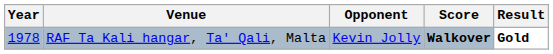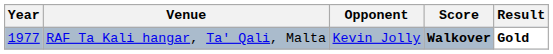(24, 38) 1978 -> (24, 38) 1977
